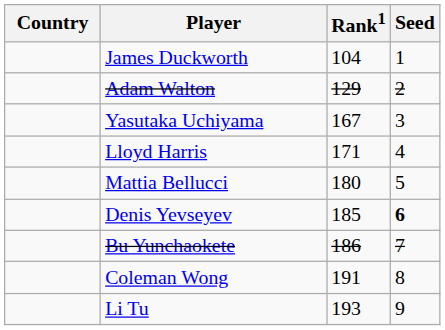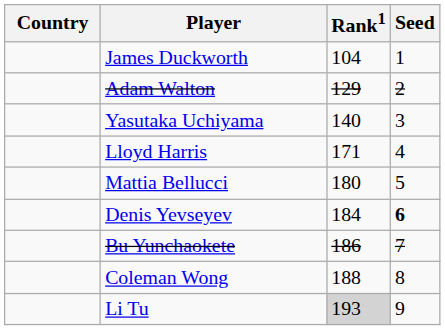(346, 119) 167 -> (346, 119) 140
(346, 214) 185 -> (346, 214) 184
(346, 277) 191 -> (346, 277) 188
(346, 308) no background -> (346, 308) lightgrey background
